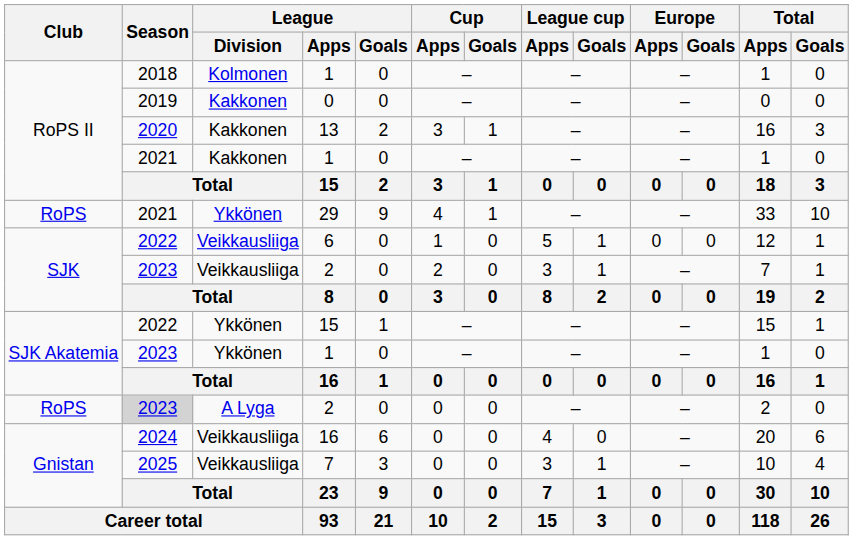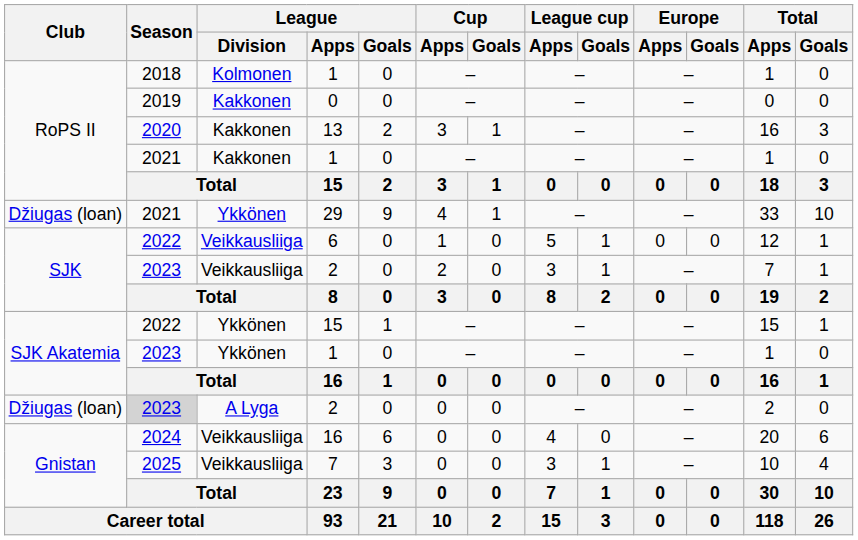(63, 213) RoPS -> (65, 213) Džiugas (loan)
(63, 409) RoPS -> (65, 409) Džiugas (loan)
